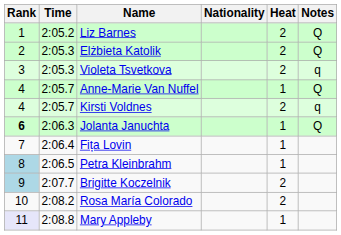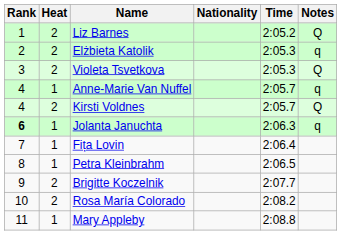columns swapped: (283, 13) <-> (58, 13)
(318, 51) Q -> (318, 51) q
(318, 70) q -> (318, 70) Q
(318, 88) Q -> (318, 88) q
(318, 107) q -> (318, 107) Q
(318, 126) Q -> (318, 126) q
(22, 164) lightblue background -> (22, 164) no background
(22, 182) lightblue background -> (22, 182) no background
(22, 220) lavender background -> (22, 220) no background
